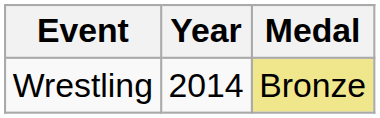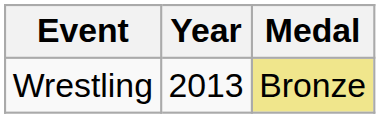(206, 84) 2014 -> (206, 84) 2013
